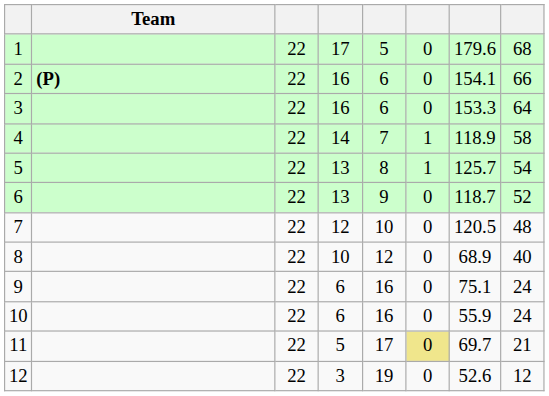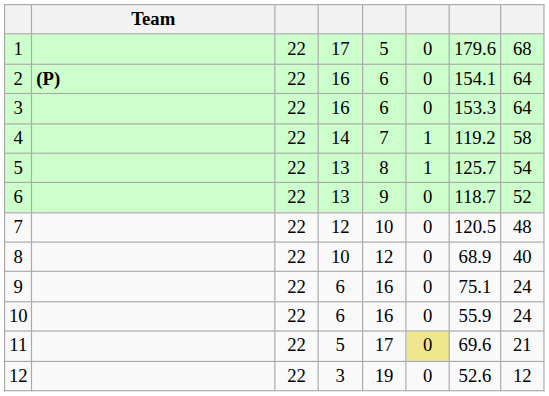(522, 78) 66 -> (522, 78) 64
(475, 138) 118.9 -> (475, 138) 119.2
(475, 345) 69.7 -> (475, 345) 69.6
